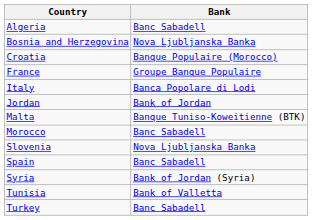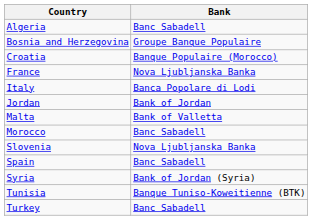(194, 42) Nova Ljubljanska Banka -> (197, 42) Groupe Banque Populaire
(197, 72) Groupe Banque Populaire -> (194, 72) Nova Ljubljanska Banka
(219, 117) Banque Tuniso-Koweitienne (BTK) -> (178, 117) Bank of Valletta
(178, 192) Bank of Valletta -> (219, 192) Banque Tuniso-Koweitienne (BTK)
